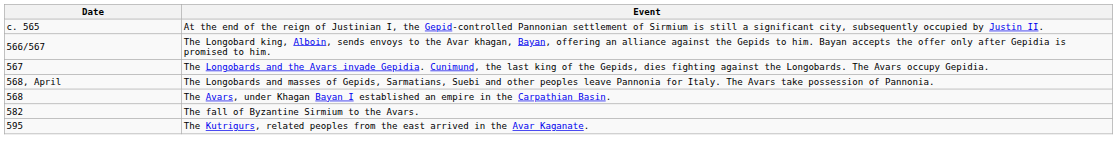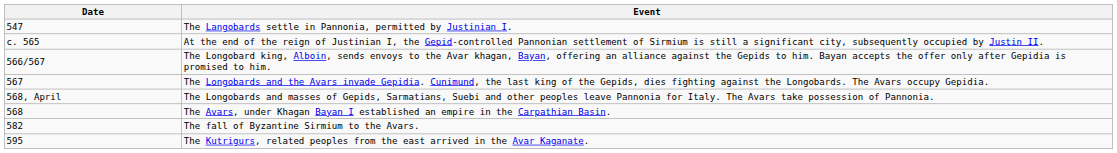+ row: (348, 27)
